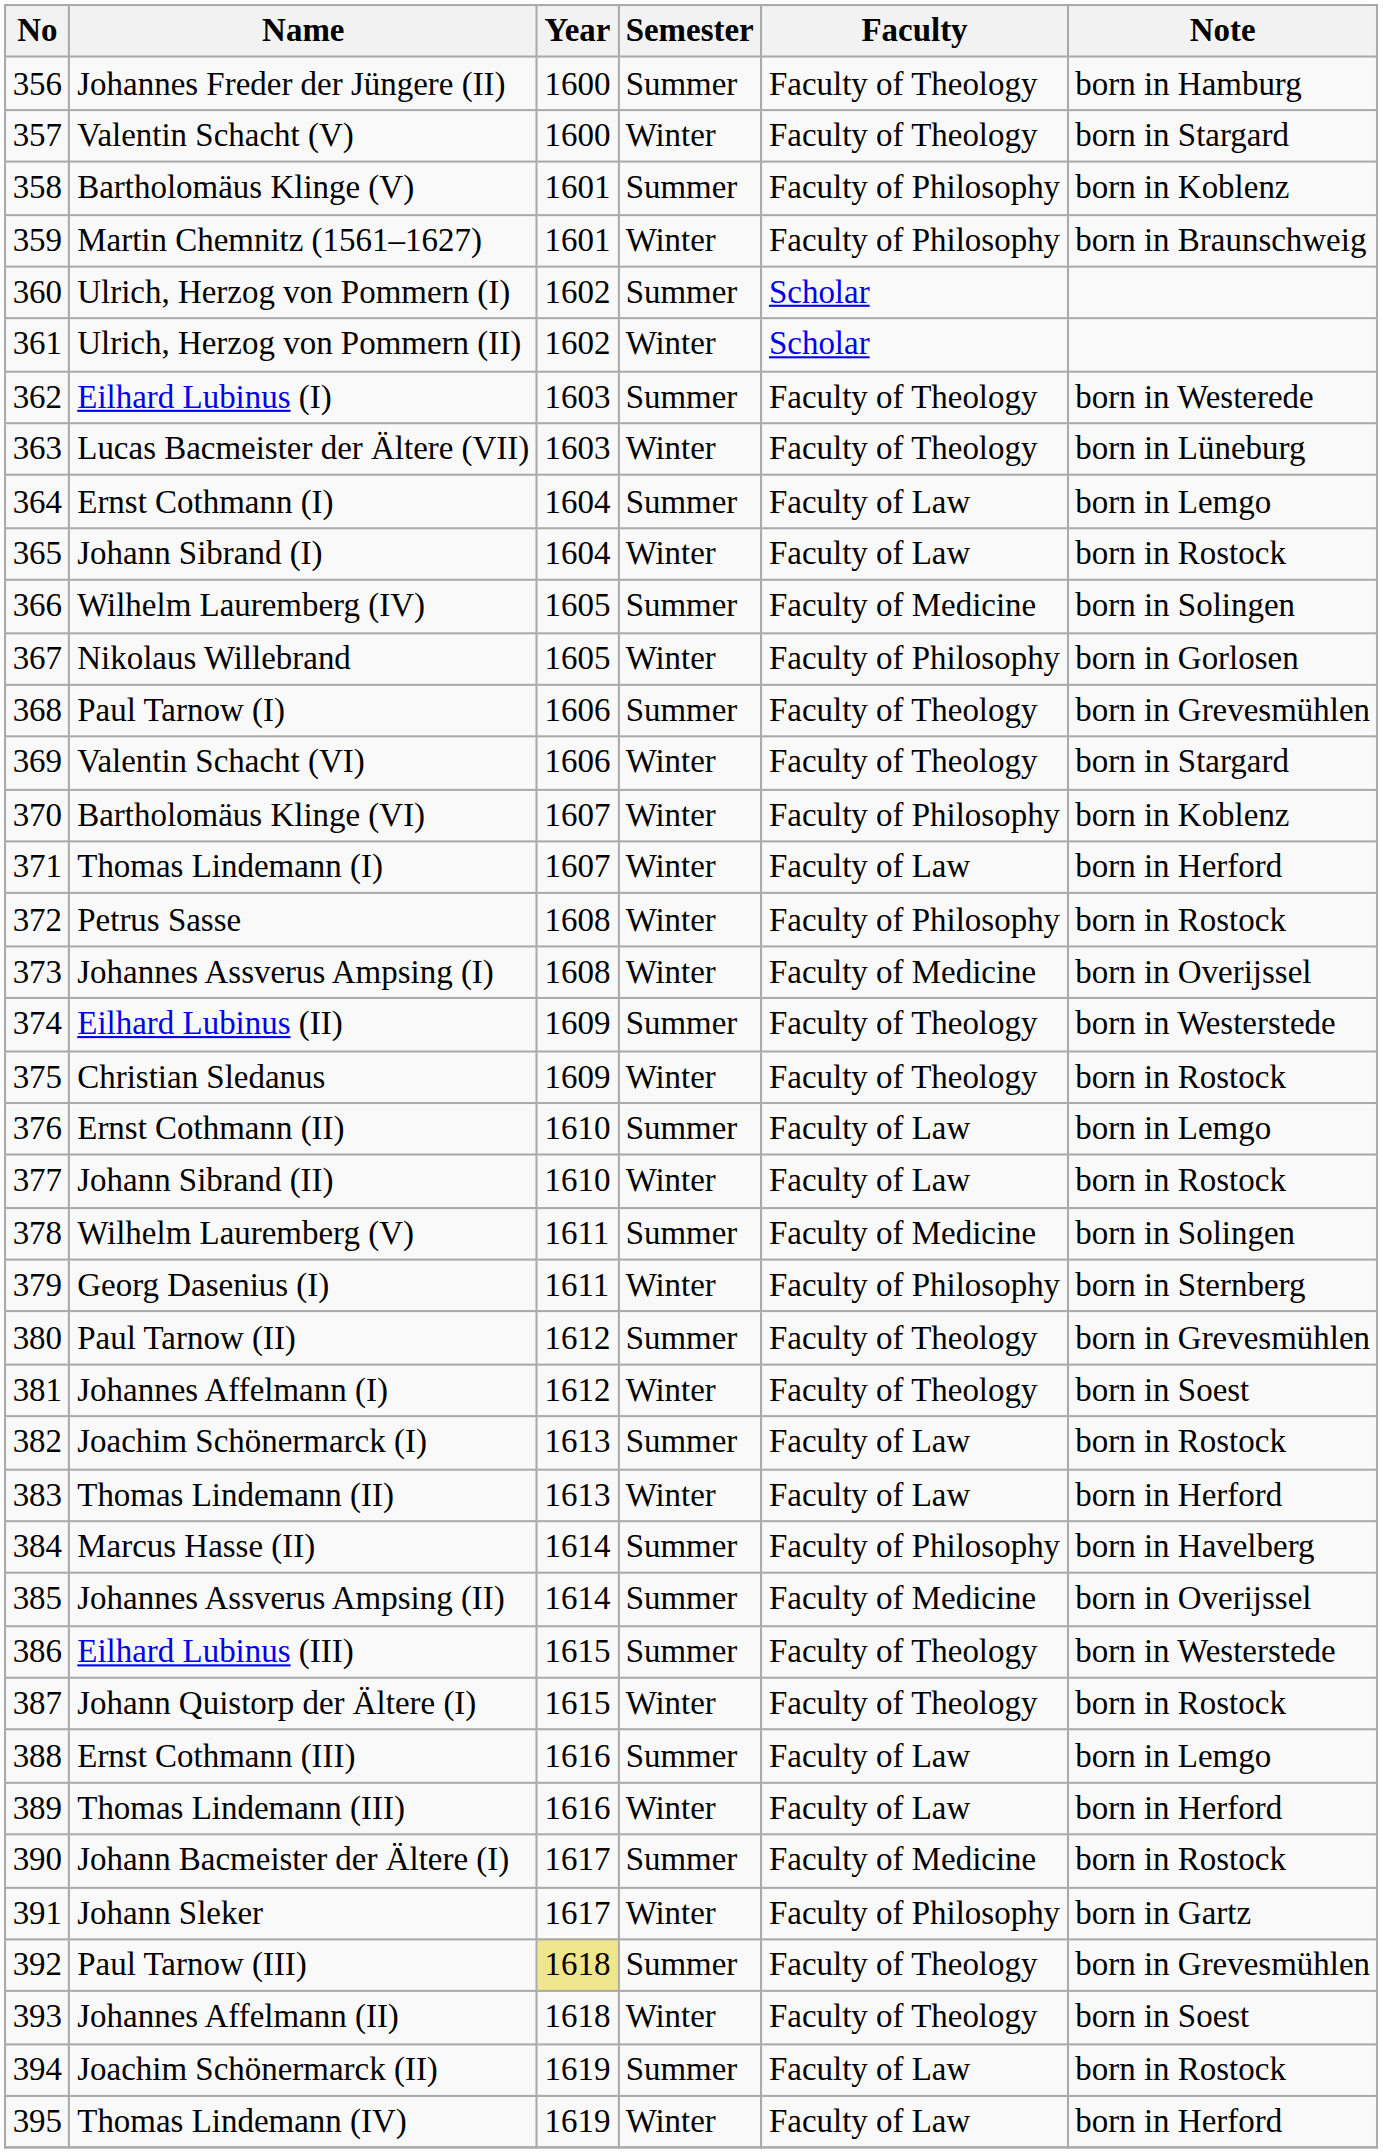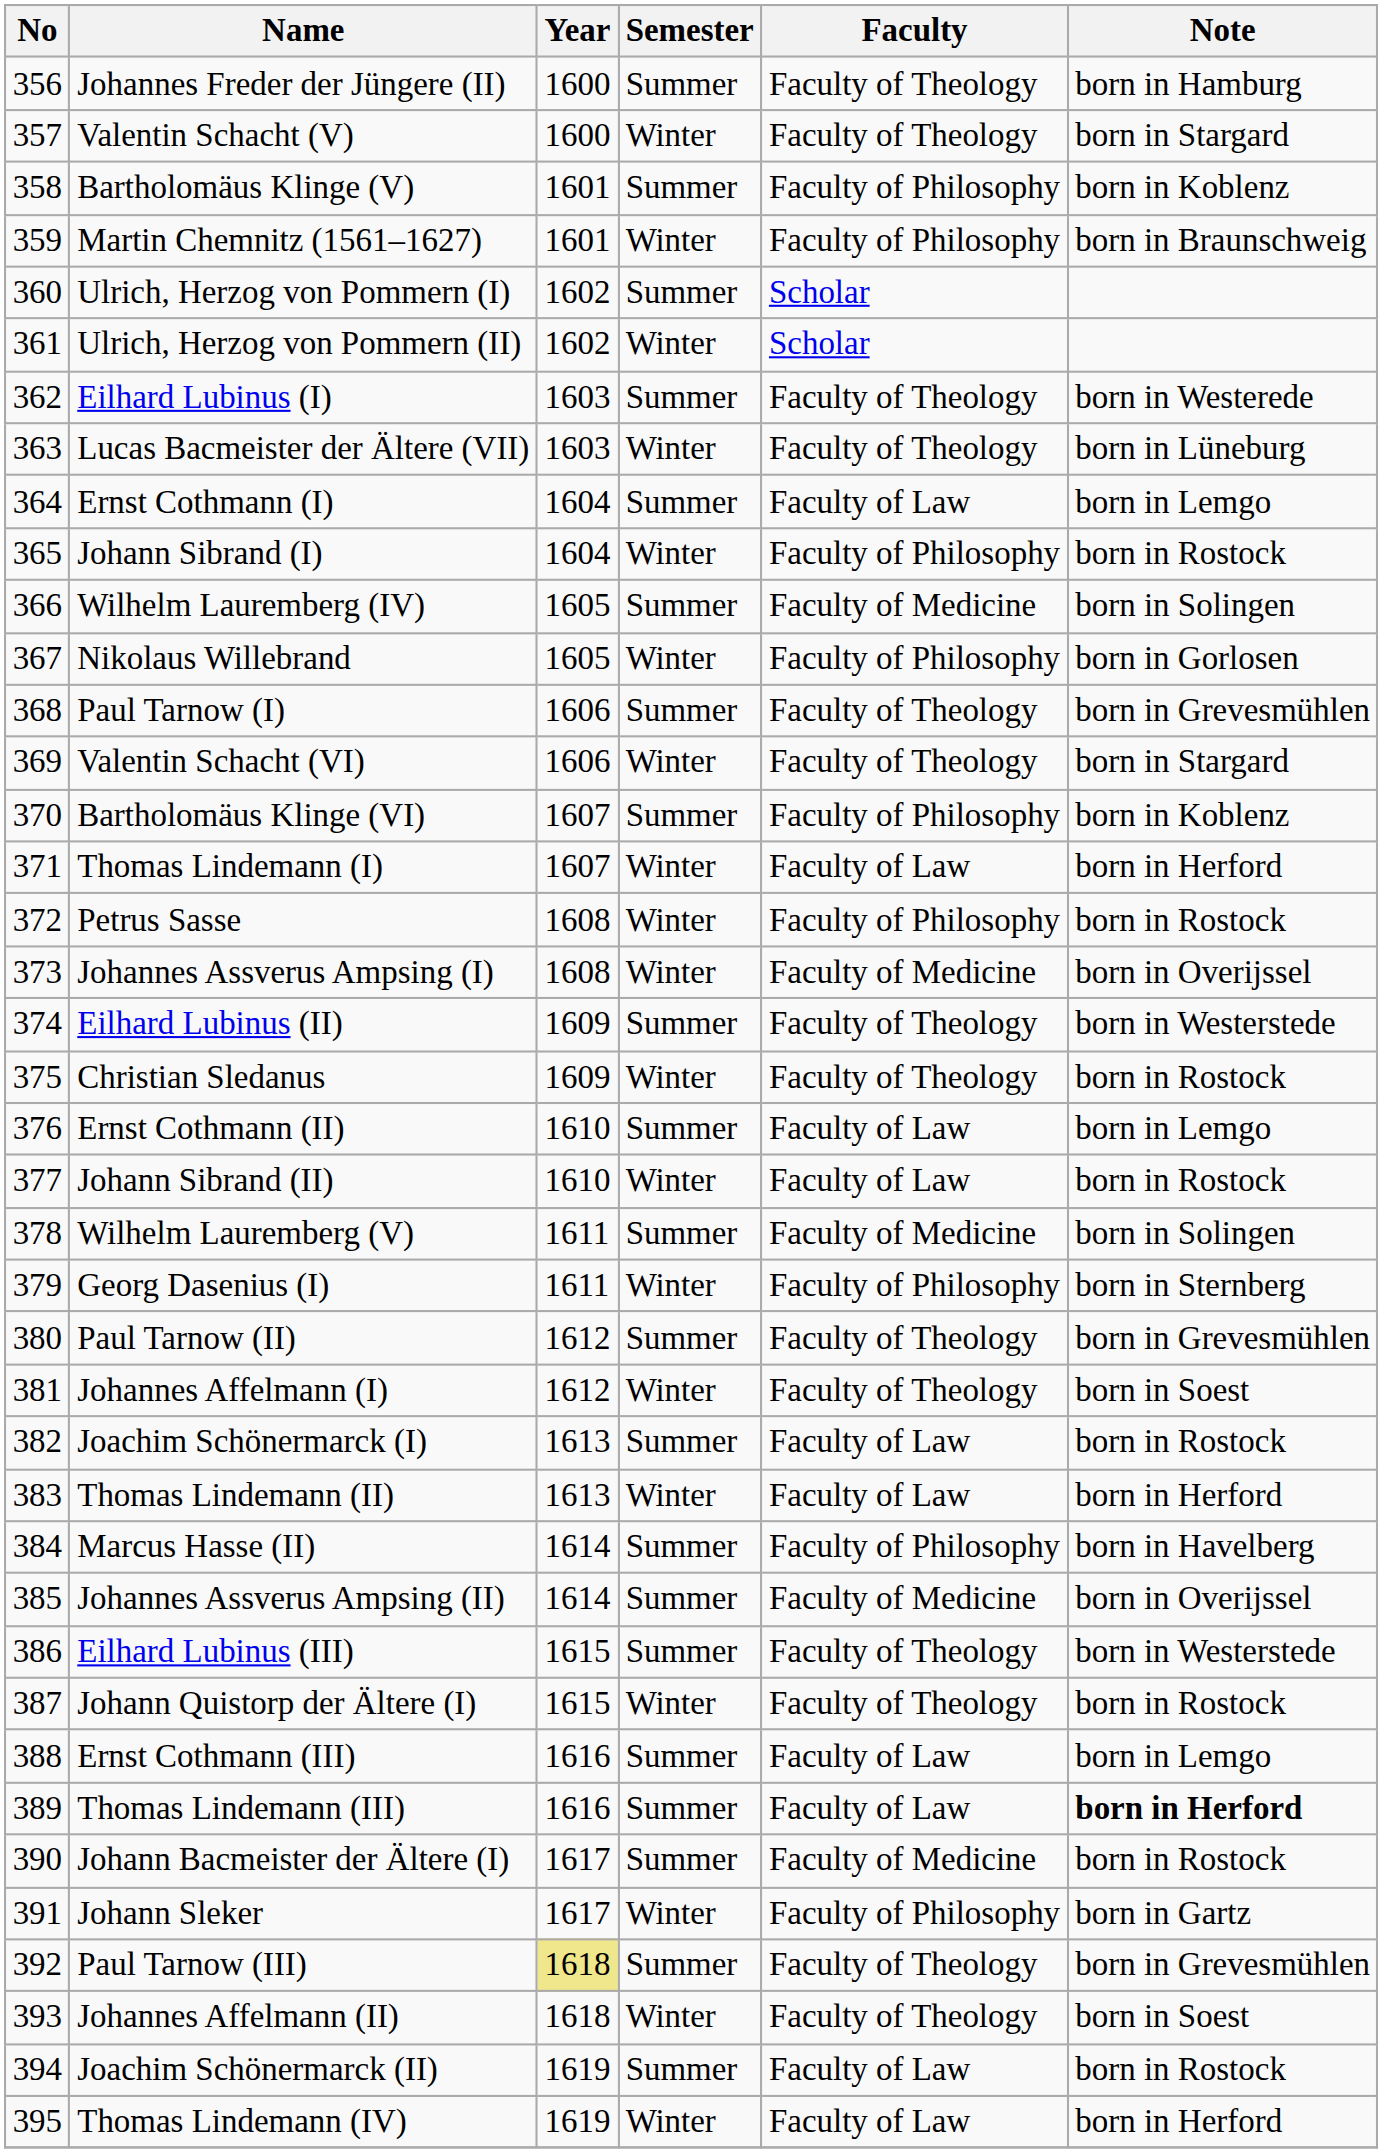(870, 553) Faculty of Law -> (915, 553) Faculty of Philosophy
(671, 814) Winter -> (681, 814) Summer
(671, 1807) Winter -> (681, 1807) Summer
(1179, 1807) normal -> (1189, 1807) bold
